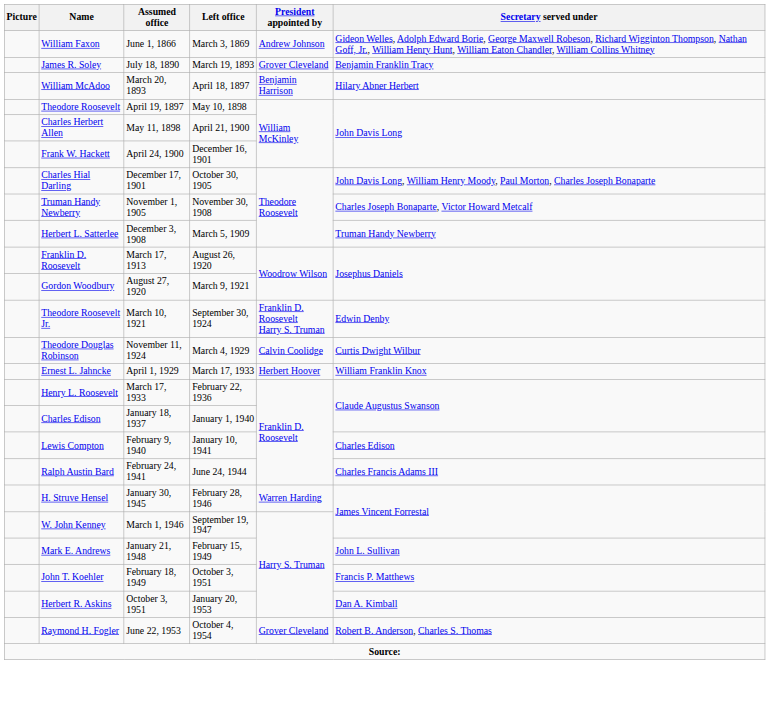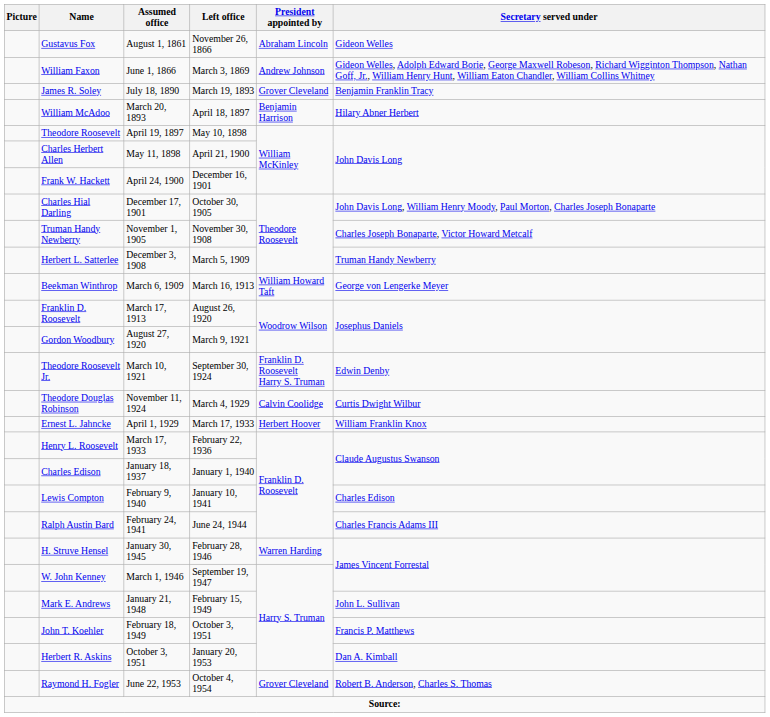+ row: (68, 44)
+ row: (79, 286)
